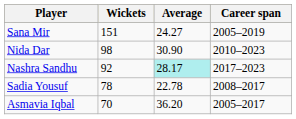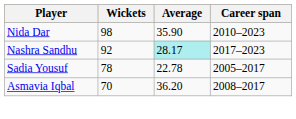- row: (28, 31)
(169, 50) 30.90 -> (169, 31) 35.90
(239, 86) 2008–2017 -> (239, 68) 2005–2017
(239, 104) 2005–2017 -> (239, 86) 2008–2017
